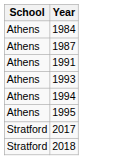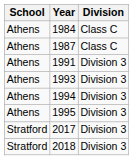+ column: (103, 12)
